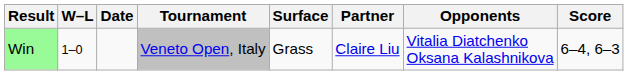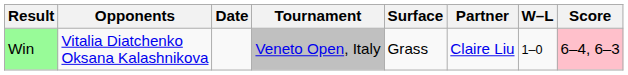columns swapped: (77, 16) <-> (480, 16)
(590, 49) no background -> (590, 49) pink background
